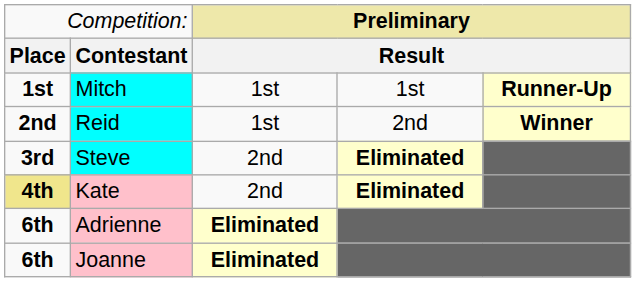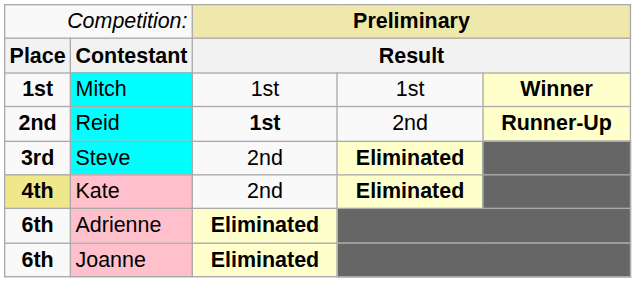(557, 89) Runner-Up -> (557, 89) Winner
(265, 123) normal -> (265, 123) bold
(557, 123) Winner -> (557, 123) Runner-Up
